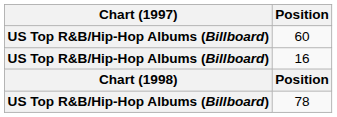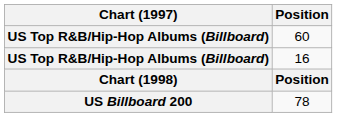(138, 101) US Top R&B/Hip-Hop Albums (Billboard) -> (138, 101) US Billboard 200
